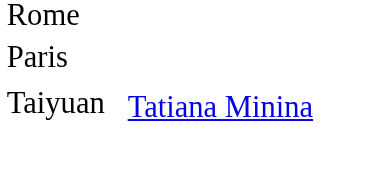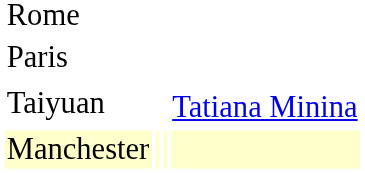+ row: (78, 149)
